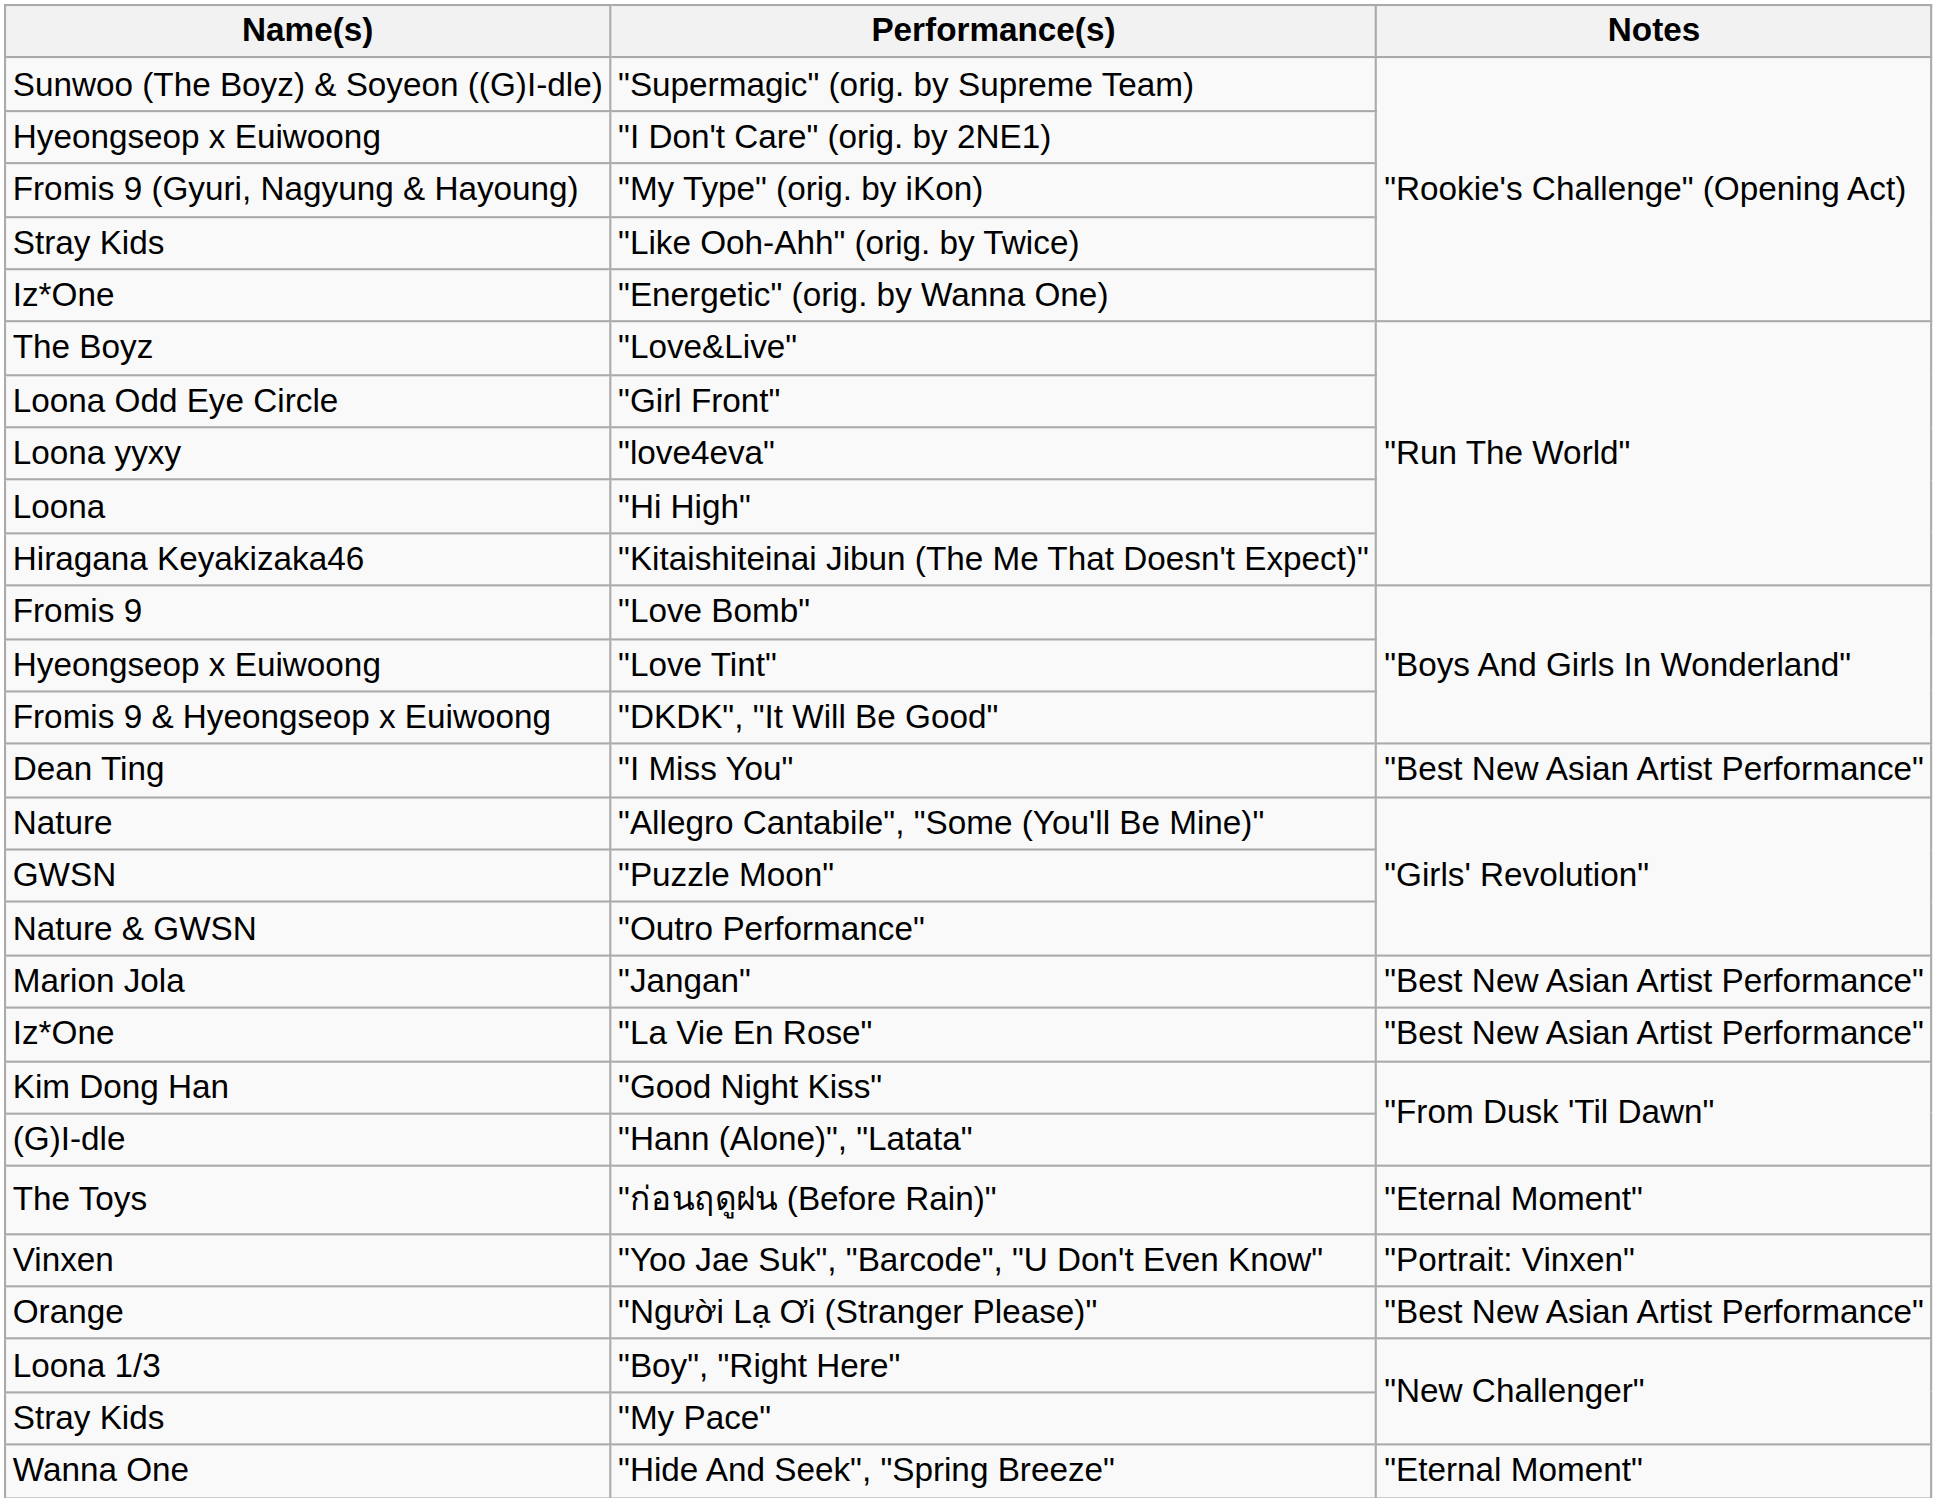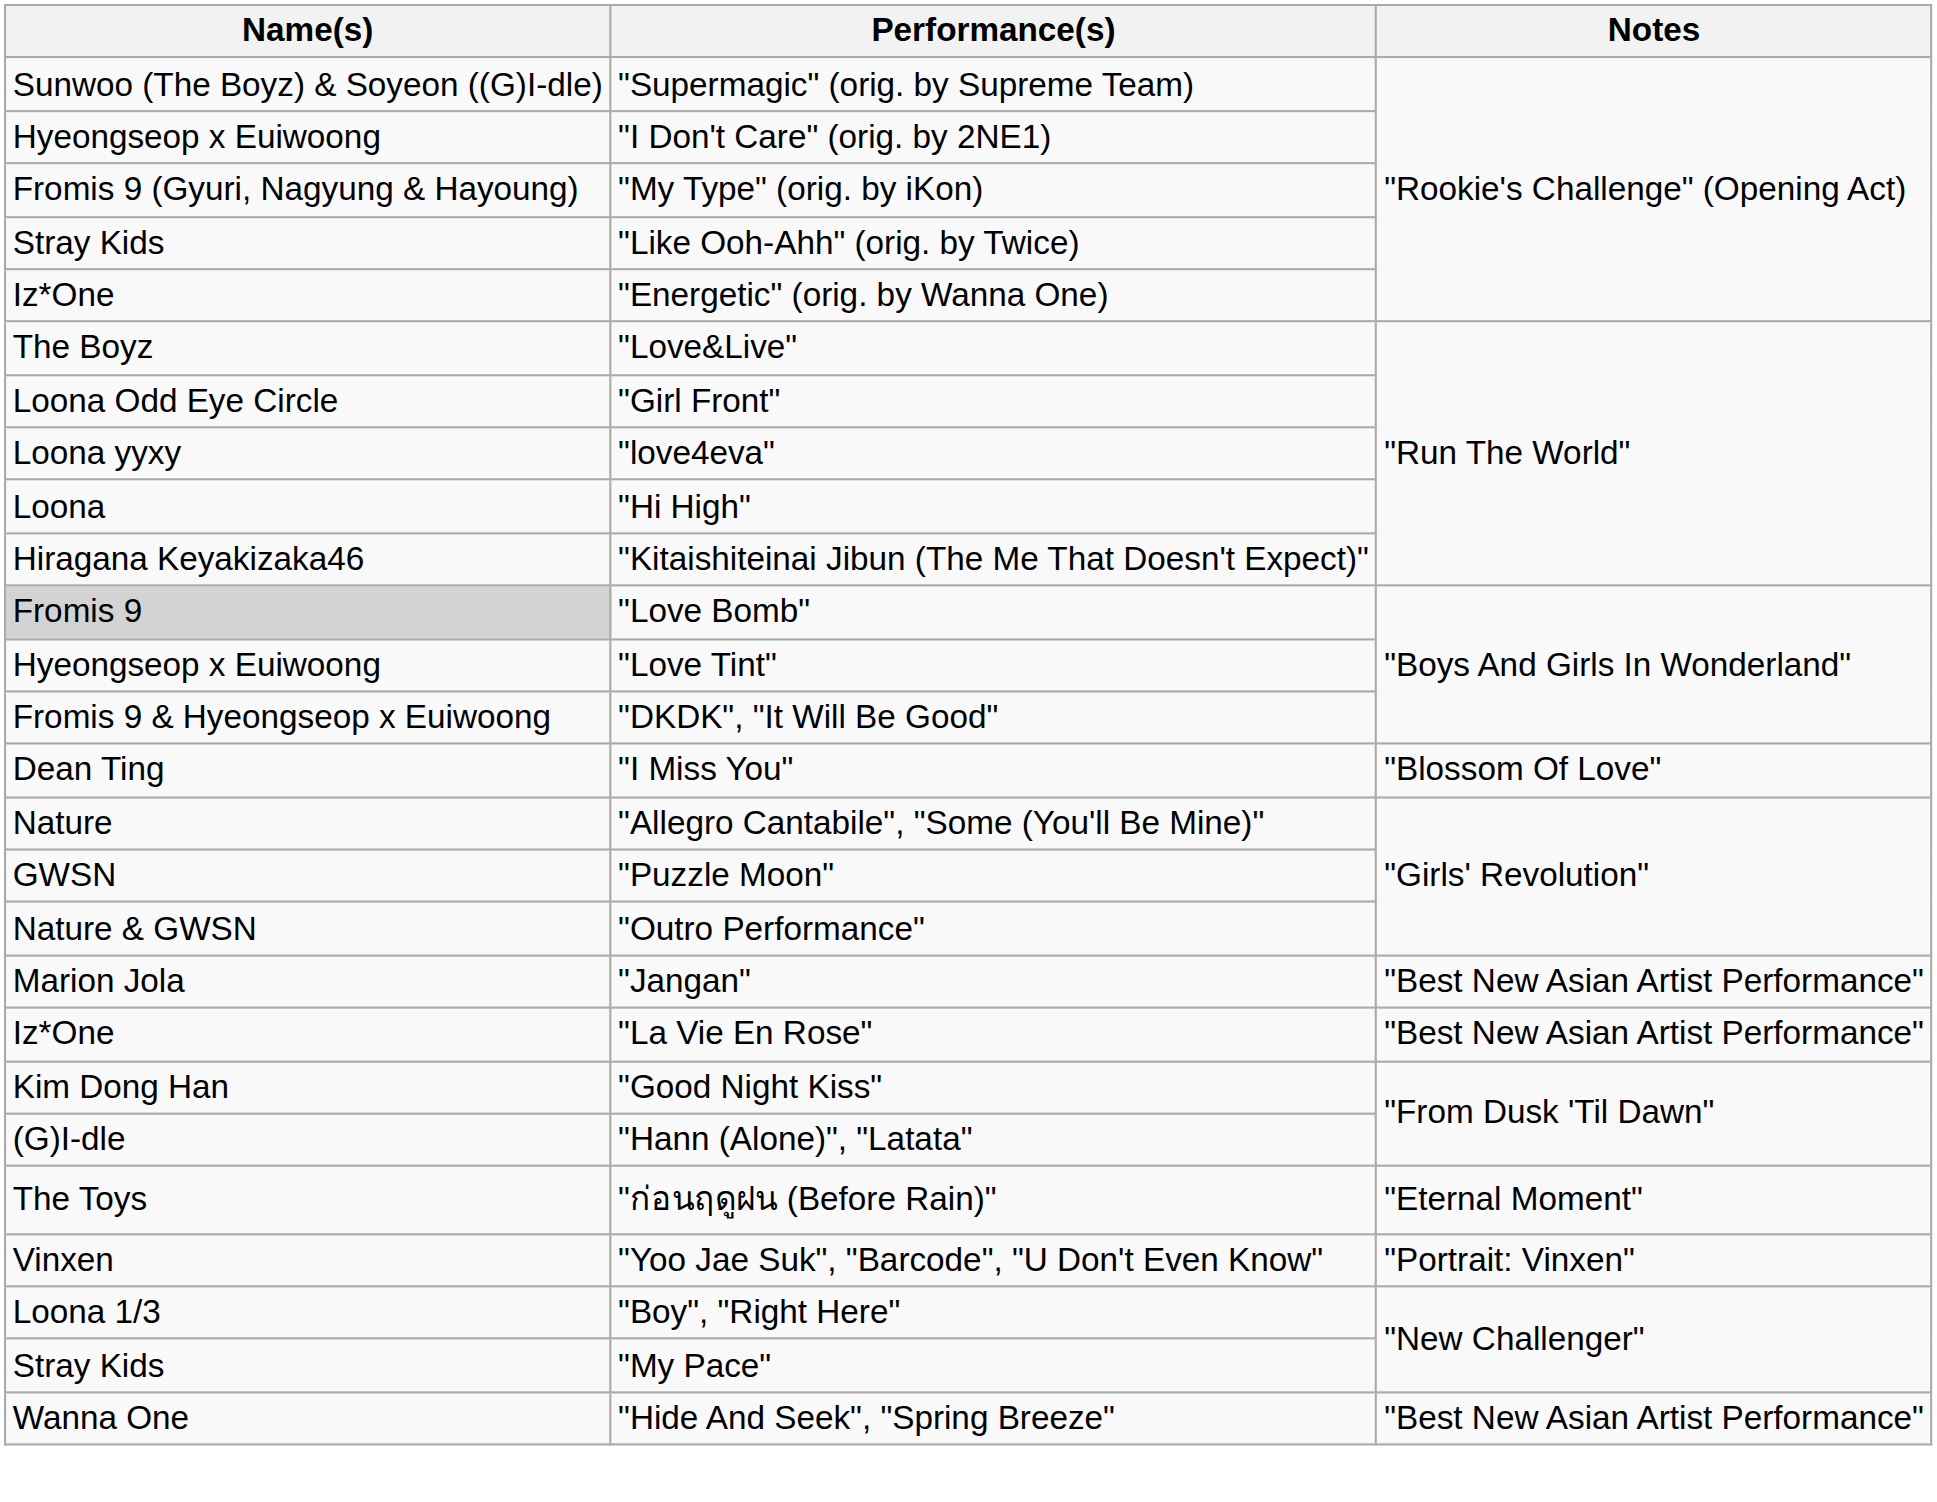(77, 611) no background -> (77, 611) lightgrey background
(1654, 769) "Best New Asian Artist Performance" -> (1523, 769) "Blossom Of Love"
- row: (858, 1312)
(1513, 1470) "Eternal Moment" -> (1654, 1417) "Best New Asian Artist Performance"
